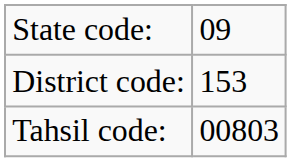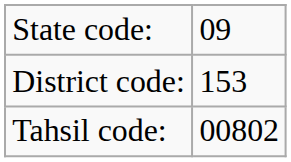(239, 130) 00803 -> (239, 130) 00802
